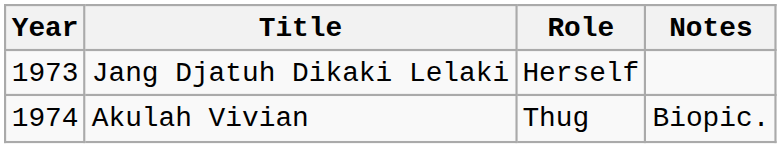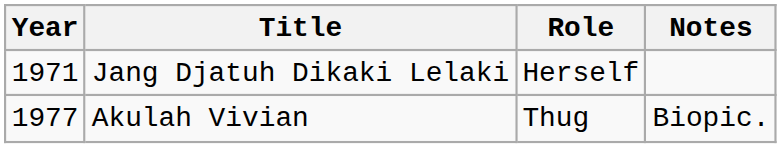(45, 73) 1973 -> (45, 73) 1971
(45, 118) 1974 -> (45, 118) 1977
